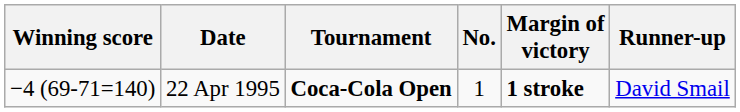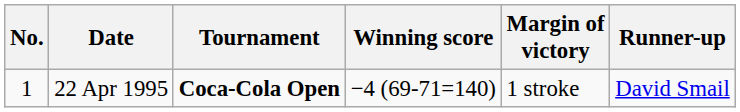columns swapped: (479, 36) <-> (83, 36)
(545, 88) bold -> (543, 88) normal
